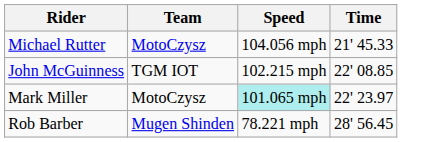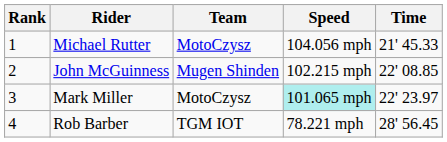+ column: (27, 17)
(165, 71) TGM IOT -> (228, 71) Mugen Shinden
(183, 124) Mugen Shinden -> (210, 124) TGM IOT
